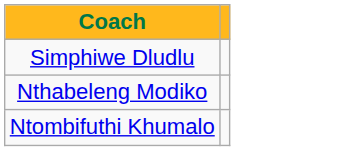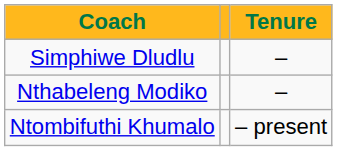+ column: (281, 22)
